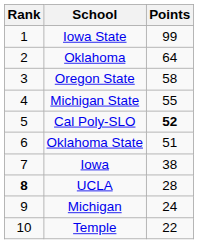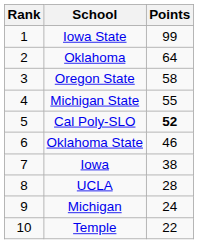(170, 143) 51 -> (170, 143) 46
(24, 185) bold -> (24, 185) normal
